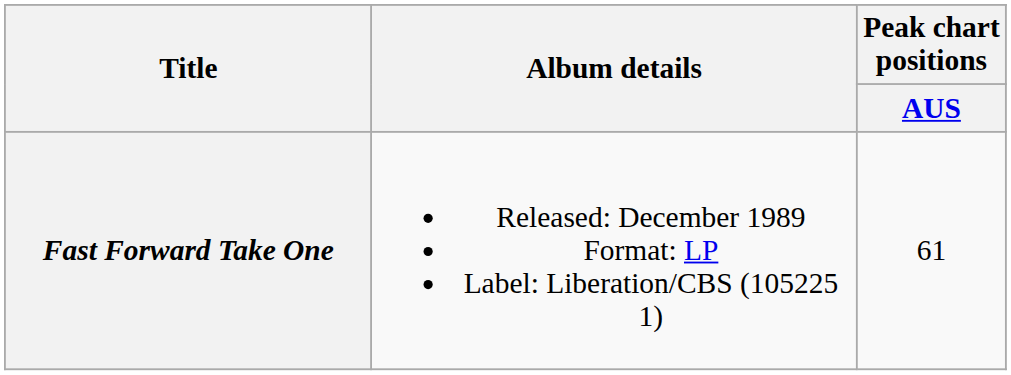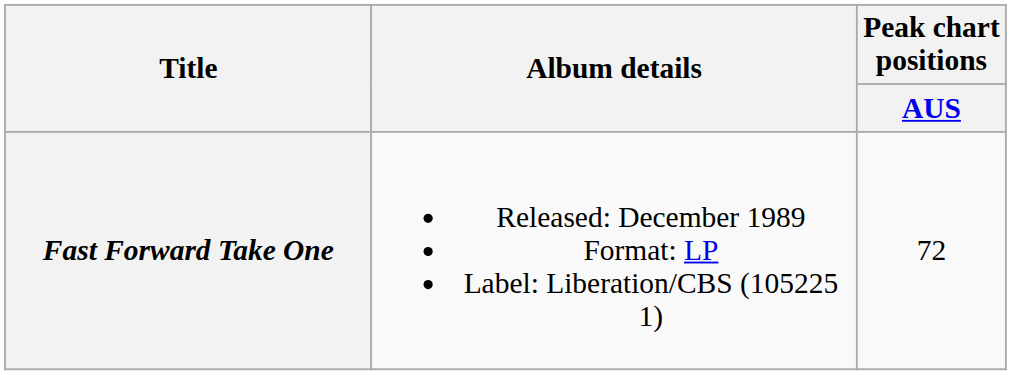(931, 250) 61 -> (931, 250) 72
